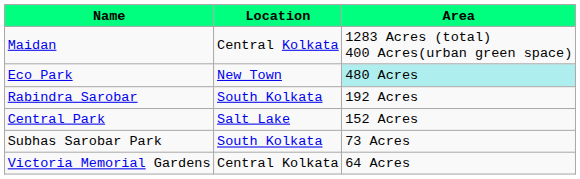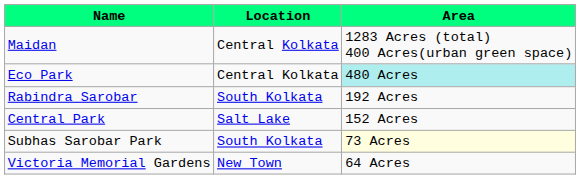(249, 75) New Town -> (278, 75) Central Kolkata
(378, 141) no background -> (378, 141) lightyellow background
(278, 163) Central Kolkata -> (249, 163) New Town
